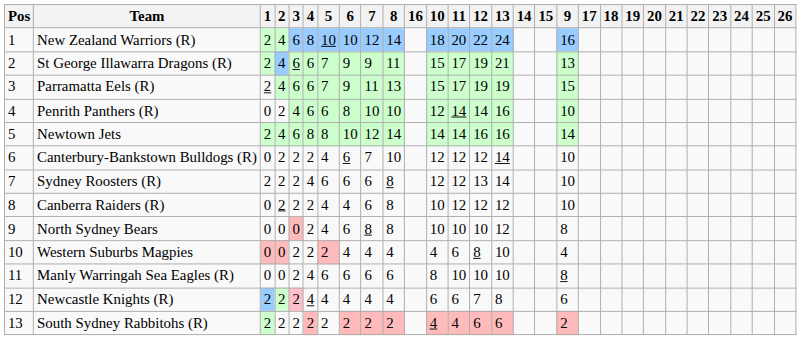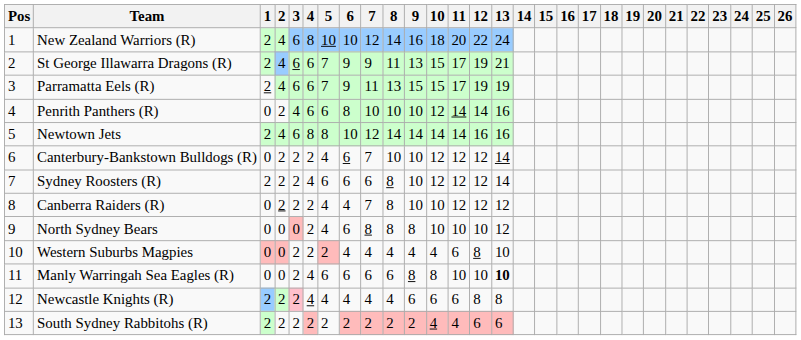columns swapped: (568, 16) <-> (415, 16)
(481, 181) 13 -> (481, 181) 12
(368, 205) 6 -> (368, 205) 7
(502, 275) normal -> (502, 275) bold
(477, 299) 7 -> (477, 299) 8
